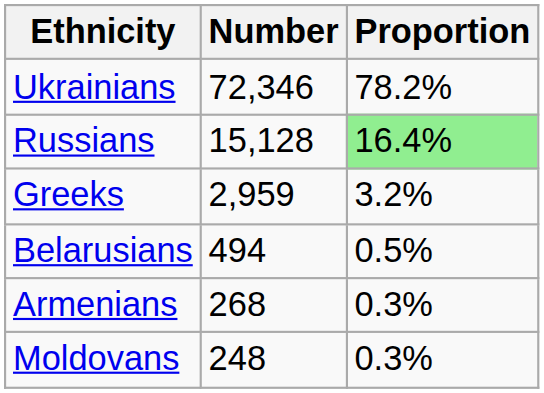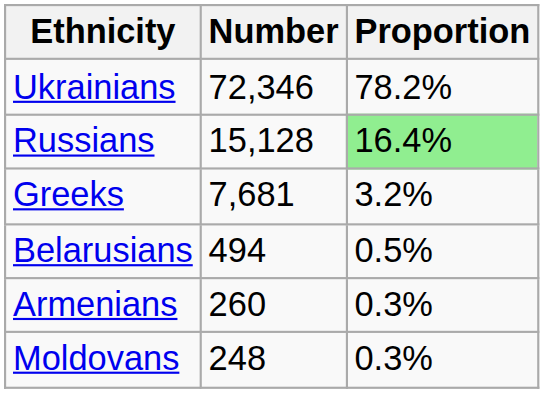(252, 195) 2,959 -> (252, 195) 7,681
(237, 304) 268 -> (237, 304) 260
